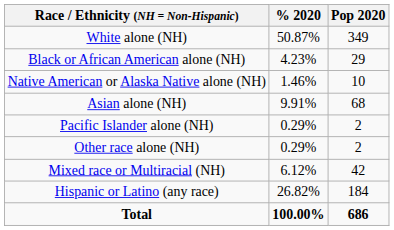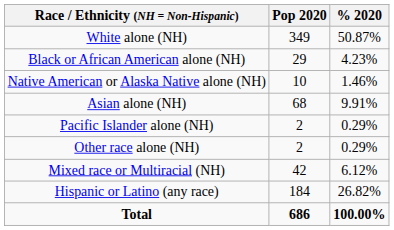columns swapped: (358, 15) <-> (298, 15)
